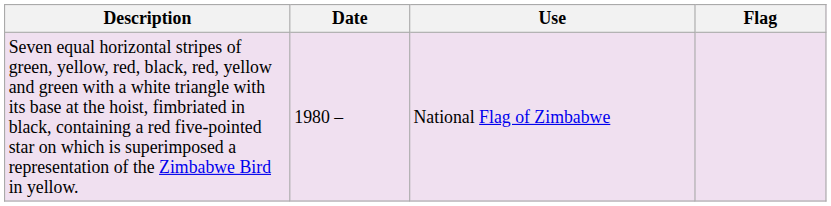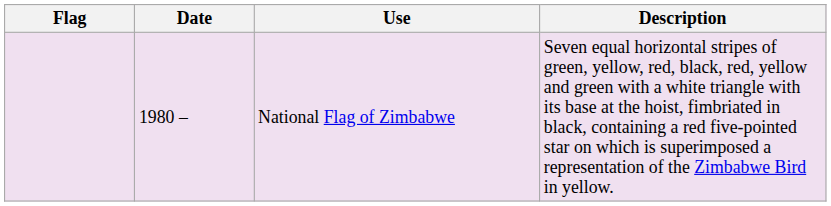columns swapped: (760, 18) <-> (147, 18)
